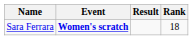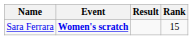(174, 27) 18 -> (174, 27) 15
